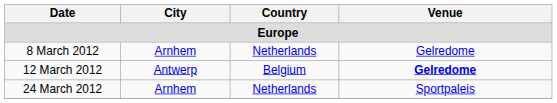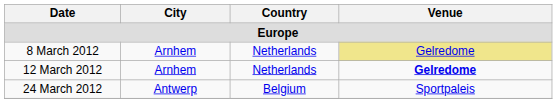(445, 51) no background -> (445, 51) khaki background
(175, 70) Antwerp -> (175, 70) Arnhem
(284, 70) Belgium -> (284, 70) Netherlands
(175, 88) Arnhem -> (175, 88) Antwerp
(284, 88) Netherlands -> (284, 88) Belgium
